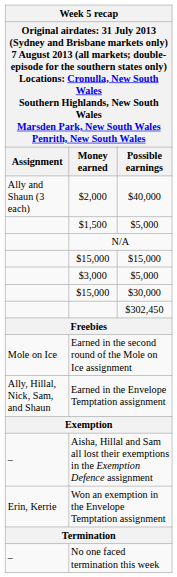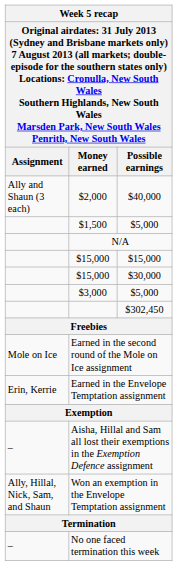rows swapped: (93, 275) <-> (93, 292)
(32, 395) Ally, Hillal, Nick, Sam, and Shaun -> (32, 389) Erin, Kerrie
(32, 506) Erin, Kerrie -> (32, 494) Ally, Hillal, Nick, Sam, and Shaun
